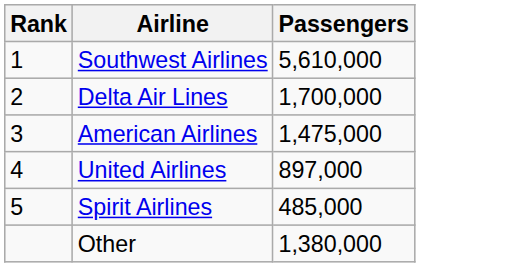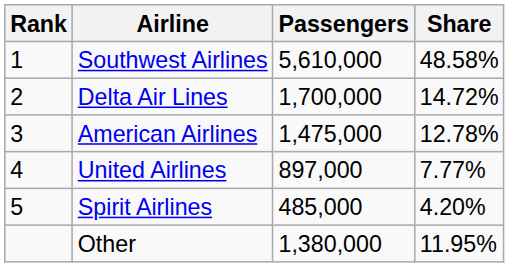+ column: (459, 23)
